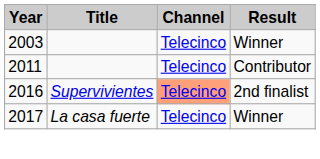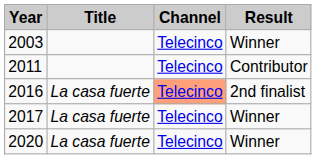(102, 92) Supervivientes -> (100, 92) La casa fuerte
+ row: (26, 141)
